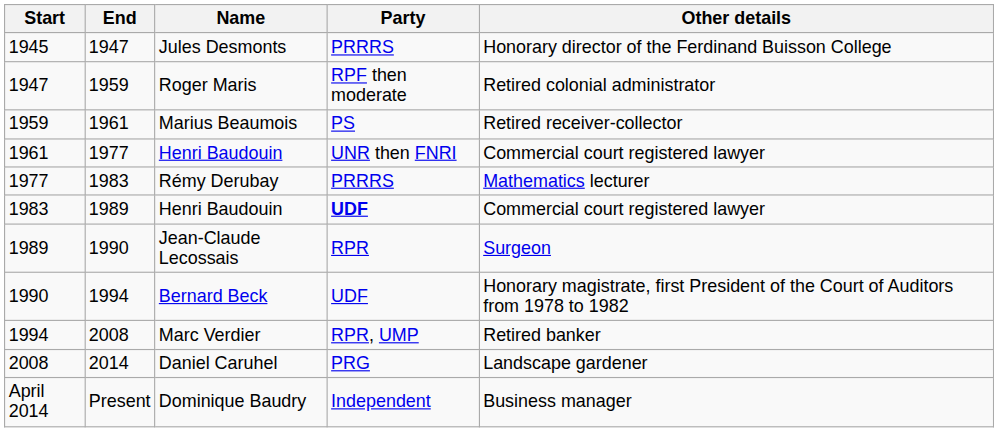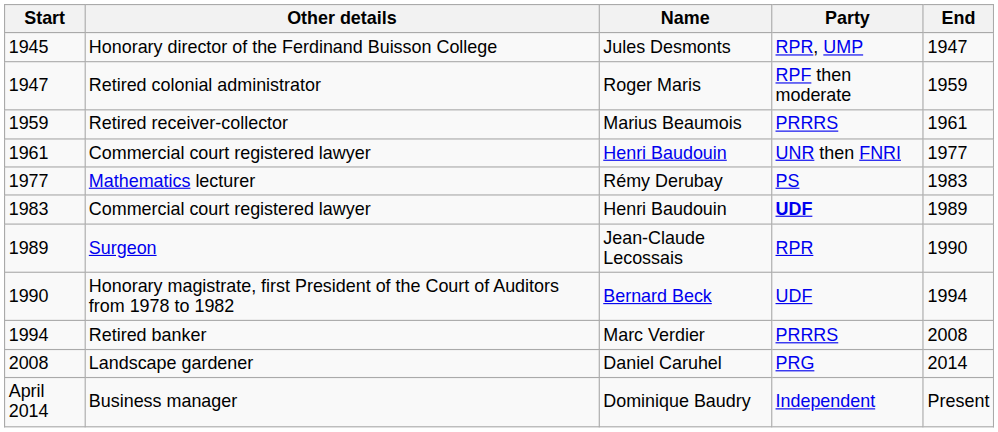columns swapped: (120, 18) <-> (736, 18)
(362, 47) PRRRS -> (819, 47) RPR, UMP
(343, 124) PS -> (807, 124) PRRRS
(362, 180) PRRRS -> (787, 180) PS
(375, 334) RPR, UMP -> (807, 334) PRRRS
